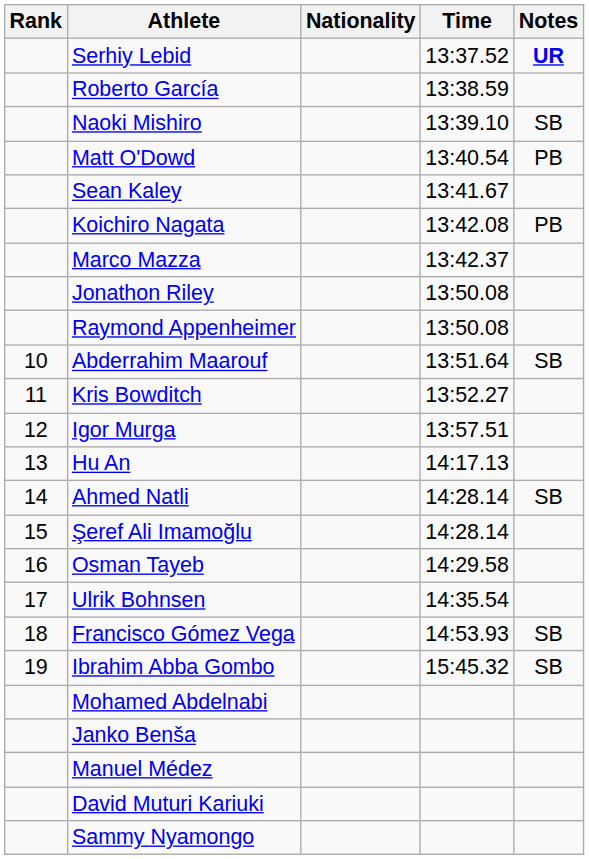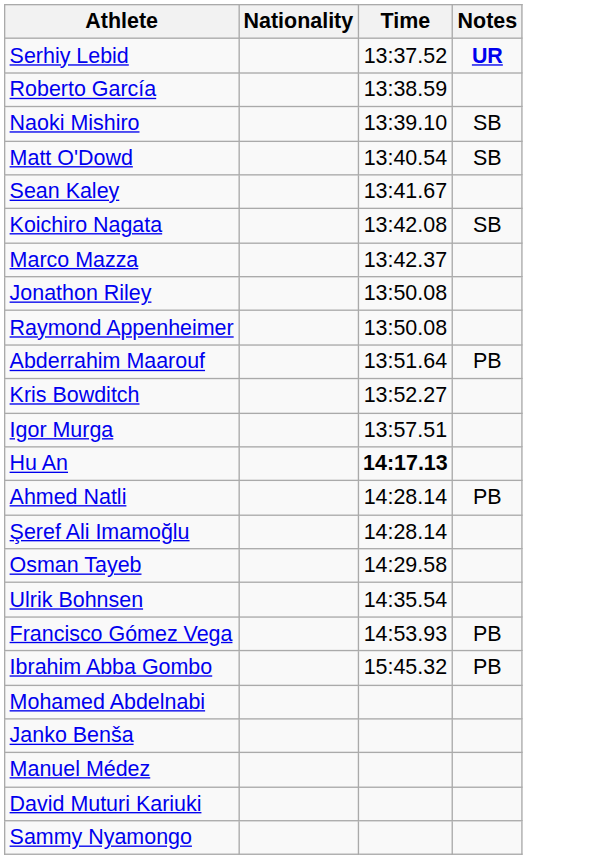- column: (36, 21)
(548, 157) PB -> (487, 157) SB
(548, 225) PB -> (487, 225) SB
(548, 361) SB -> (487, 361) PB
(467, 463) normal -> (405, 463) bold
(548, 497) SB -> (487, 497) PB
(548, 633) SB -> (487, 633) PB
(548, 667) SB -> (487, 667) PB
